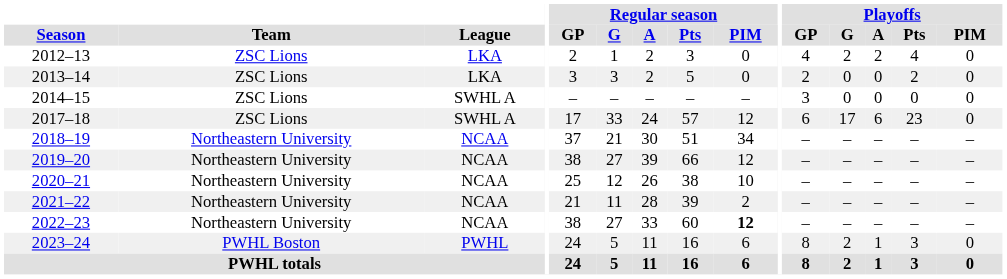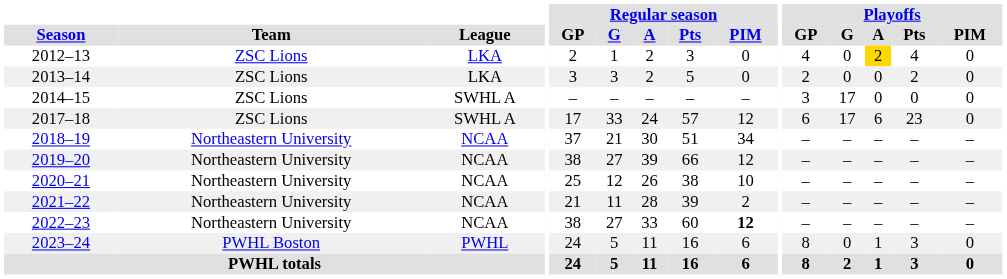(847, 55) 2 -> (847, 55) 0
(878, 55) no background -> (878, 55) gold background
(847, 97) 0 -> (847, 97) 17
(847, 243) 2 -> (847, 243) 0
